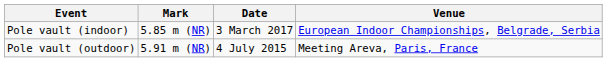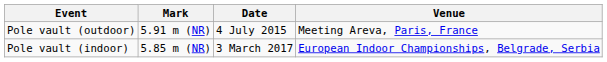rows swapped: (71, 48) <-> (68, 30)
